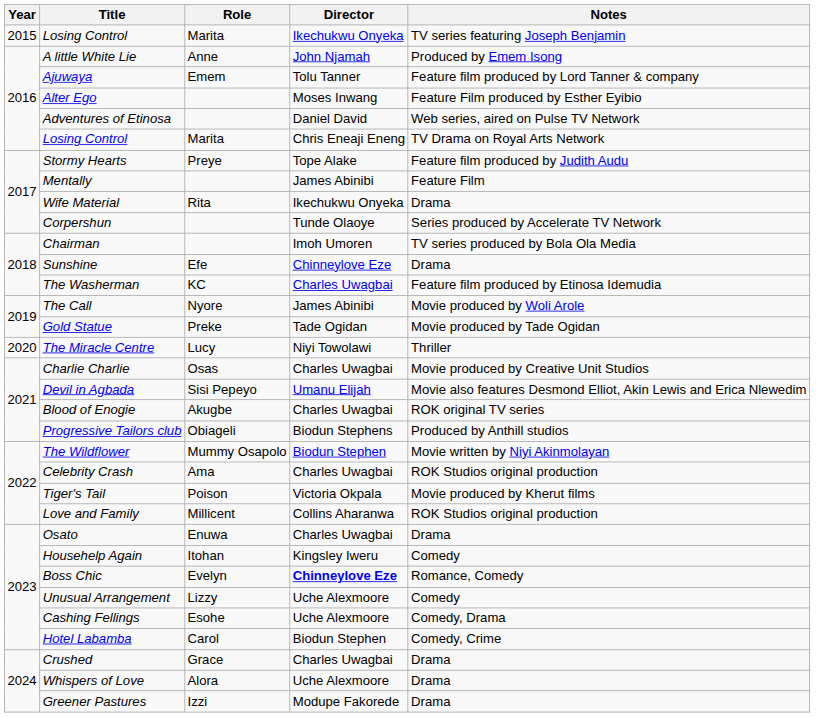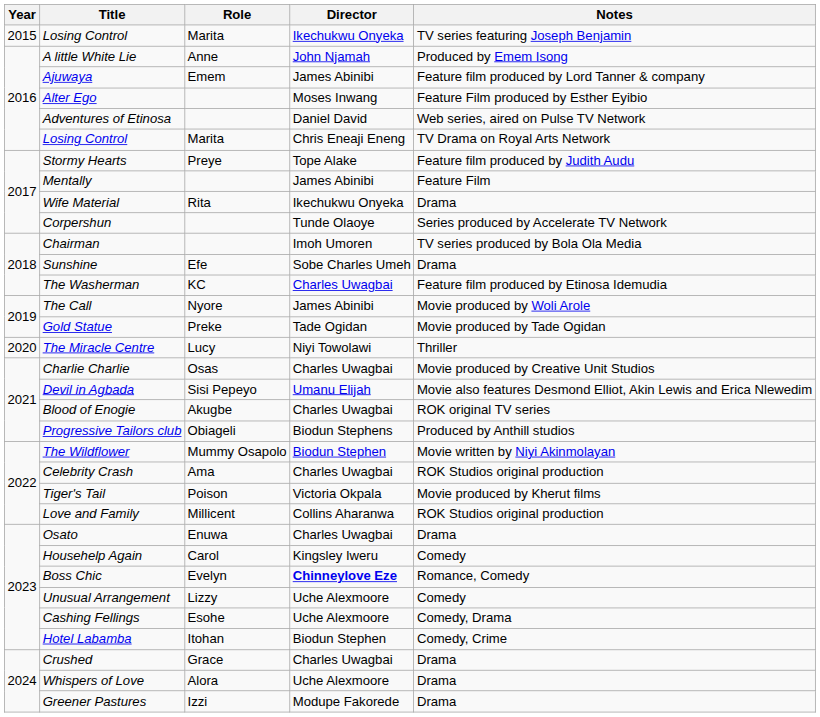(327, 77) Tolu Tanner -> (333, 77) James Abinibi
(342, 264) Chinneylove Eze -> (352, 264) Sobe Charles Umeh
(206, 555) Itohan -> (203, 555) Carol
(203, 639) Carol -> (206, 639) Itohan
